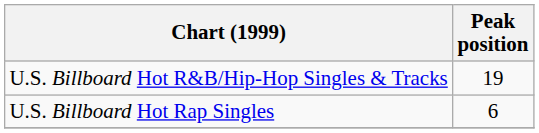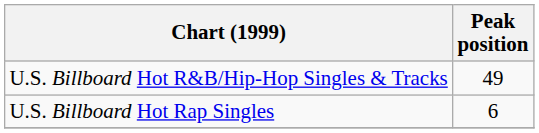(493, 77) 19 -> (493, 77) 49
